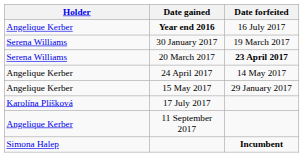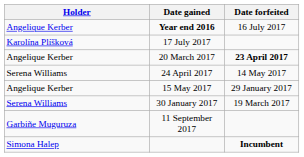rows swapped: (187, 42) <-> (187, 103)
(37, 58) Serena Williams -> (40, 58) Angelique Kerber
(40, 73) Angelique Kerber -> (37, 73) Serena Williams
(40, 124) Angelique Kerber -> (41, 124) Garbiñe Muguruza
